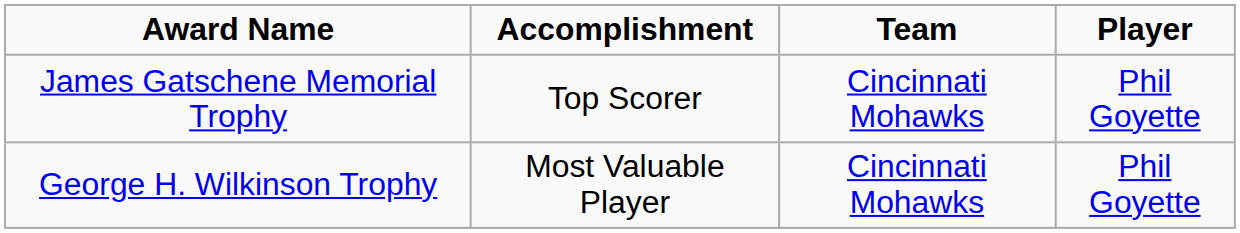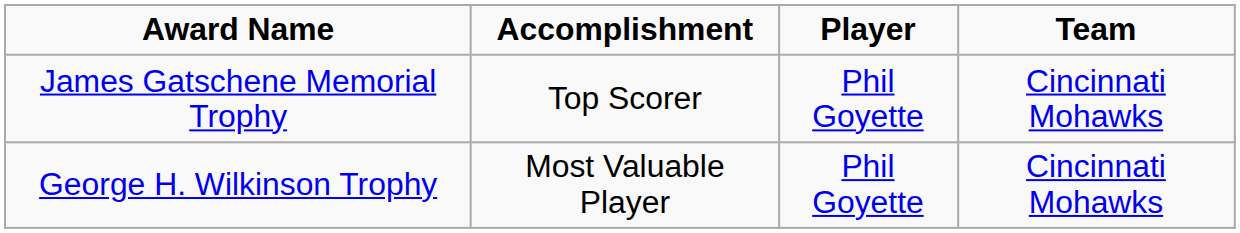columns swapped: (1145, 29) <-> (917, 29)
